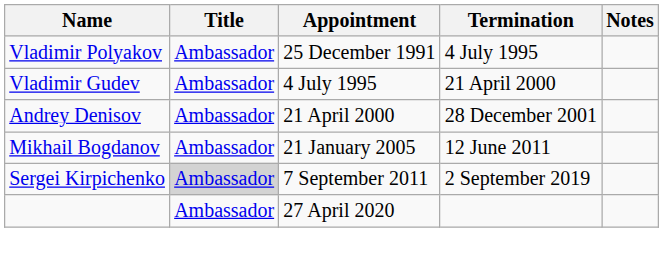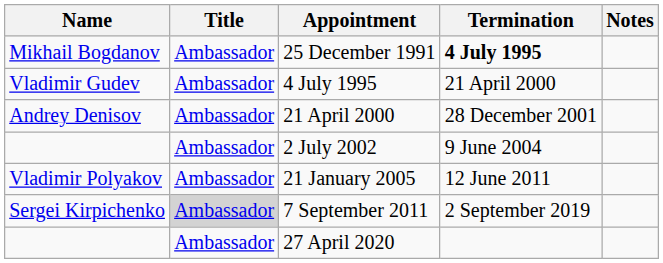(86, 52) Vladimir Polyakov -> (85, 52) Mikhail Bogdanov
(491, 52) normal -> (493, 52) bold
+ row: (330, 147)
(85, 147) Mikhail Bogdanov -> (86, 178) Vladimir Polyakov
